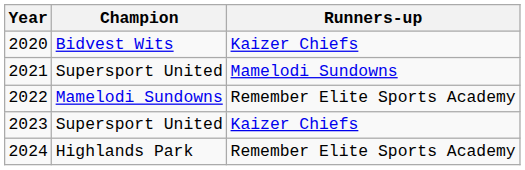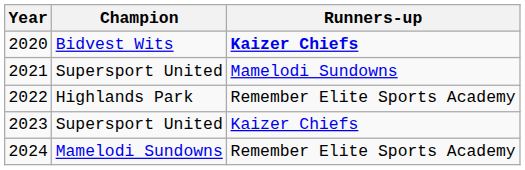(294, 45) normal -> (294, 45) bold
(139, 98) Mamelodi Sundowns -> (124, 98) Highlands Park
(124, 151) Highlands Park -> (139, 151) Mamelodi Sundowns
